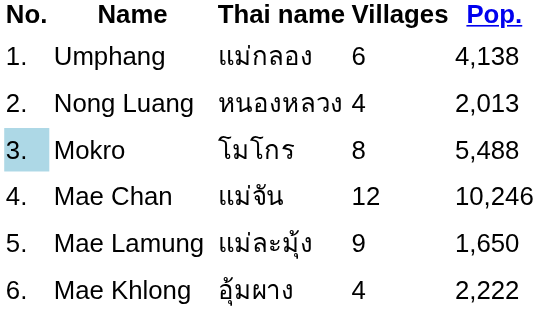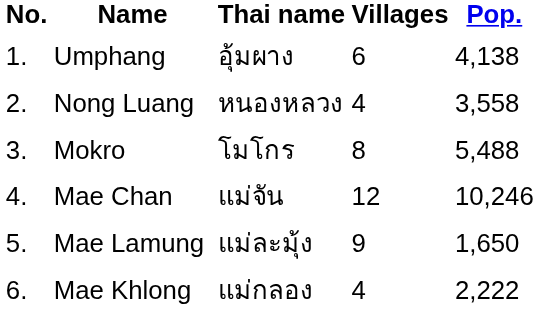(265, 56) แม่กลอง -> (256, 56) อุ้มผาง
(487, 102) 2,013 -> (487, 102) 3,558
(17, 149) lightblue background -> (17, 149) no background
(256, 290) อุ้มผาง -> (265, 290) แม่กลอง
